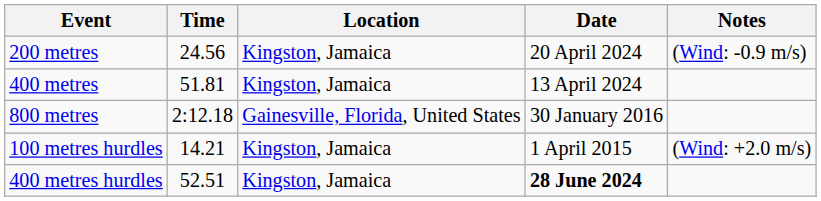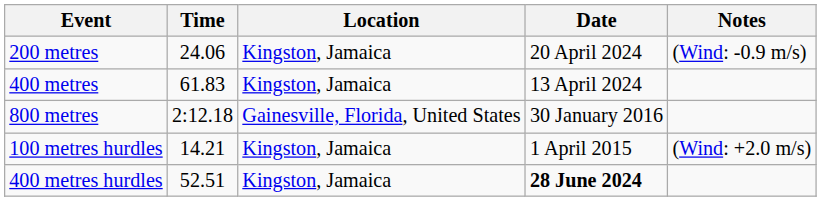(202, 52) 24.56 -> (202, 52) 24.06
(202, 84) 51.81 -> (202, 84) 61.83
